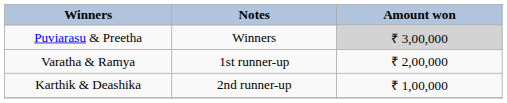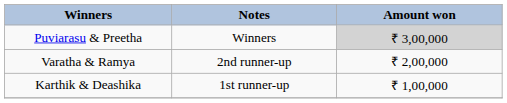(254, 61) 1st runner-up -> (254, 61) 2nd runner-up
(254, 85) 2nd runner-up -> (254, 85) 1st runner-up
